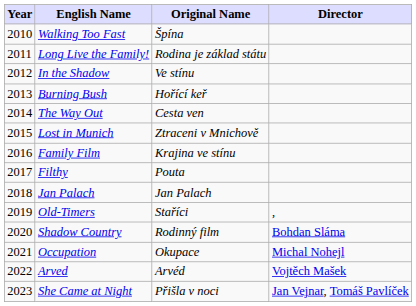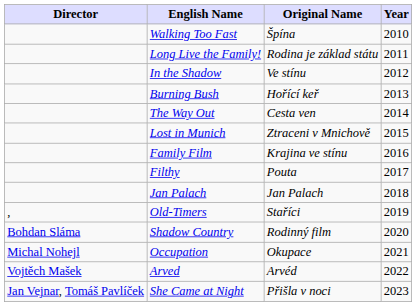columns swapped: (20, 14) <-> (340, 14)
